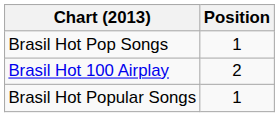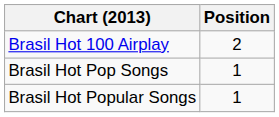rows swapped: (89, 71) <-> (88, 44)
